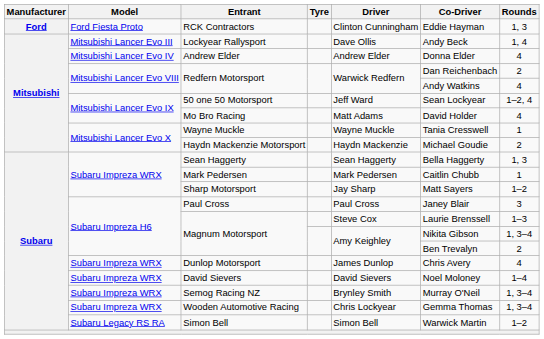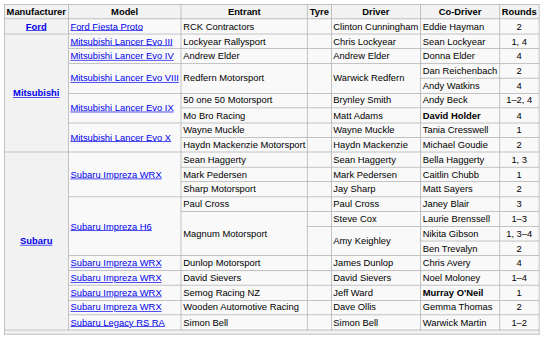(519, 26) 1, 3 -> (519, 26) 2
(355, 41) Dave Ollis -> (365, 41) Chris Lockyear
(445, 41) Andy Beck -> (454, 41) Sean Lockyear
(353, 100) Jeff Ward -> (362, 100) Brynley Smith
(454, 100) Sean Lockyear -> (445, 100) Andy Beck
(450, 115) normal -> (452, 115) bold
(519, 189) 1–2 -> (519, 189) 2
(362, 292) Brynley Smith -> (353, 292) Jeff Ward
(451, 292) normal -> (453, 292) bold
(519, 292) 1, 3–4 -> (519, 292) 1
(365, 307) Chris Lockyear -> (355, 307) Dave Ollis
(519, 307) 1, 3–4 -> (519, 307) 2
